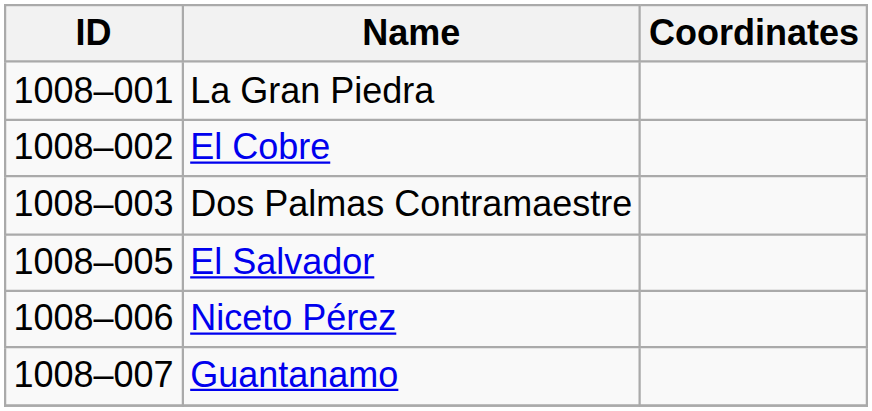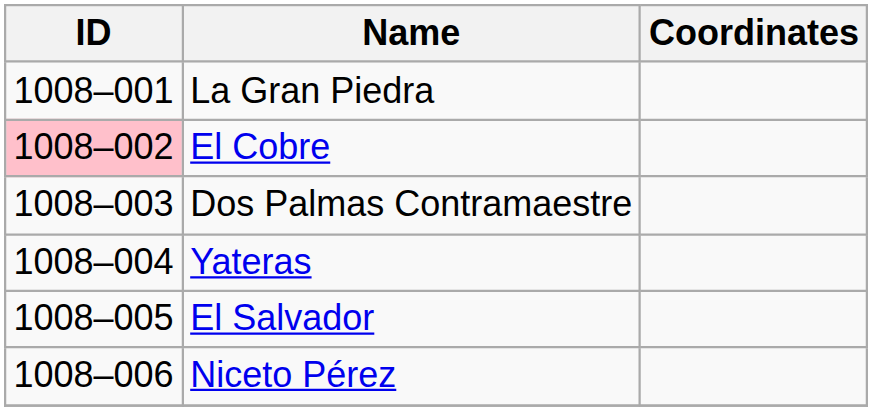(94, 147) no background -> (94, 147) pink background
+ row: (251, 261)
- row: (294, 375)
